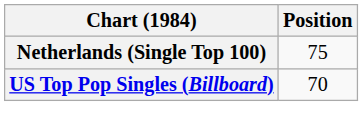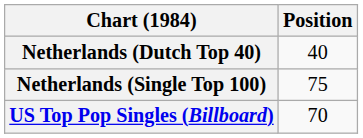+ row: (141, 52)
